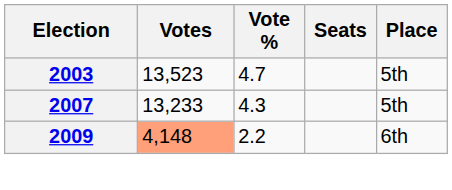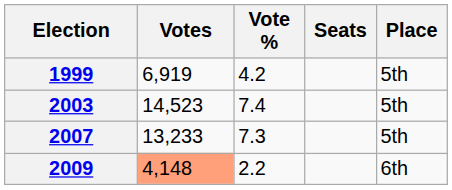+ row: (71, 74)
(173, 74) 13,523 -> (173, 105) 14,523
(252, 74) 4.7 -> (252, 105) 7.4
(252, 105) 4.3 -> (252, 136) 7.3
